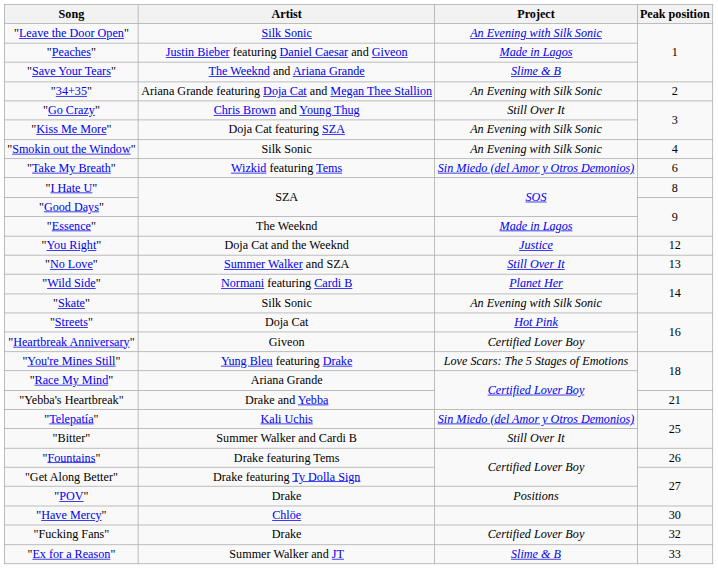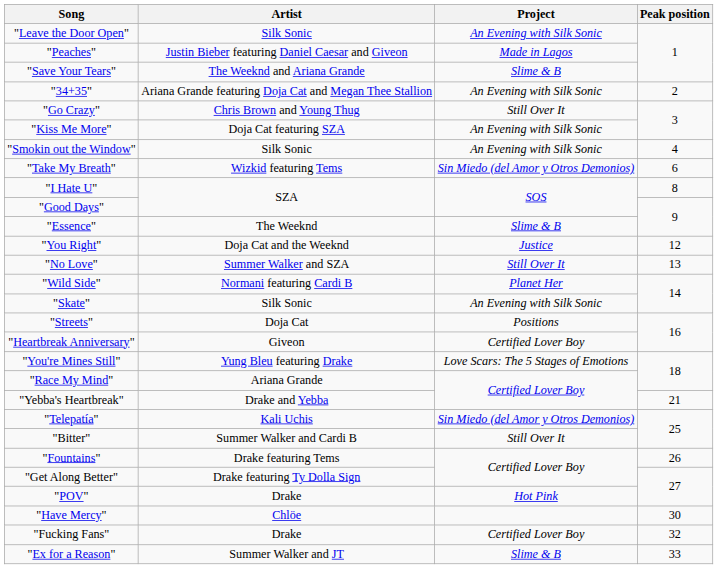(536, 226) Made in Lagos -> (536, 226) Slime & B
(536, 322) Hot Pink -> (536, 322) Positions
(536, 496) Positions -> (536, 496) Hot Pink
